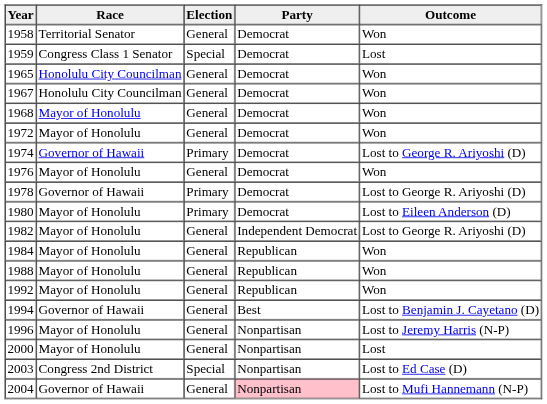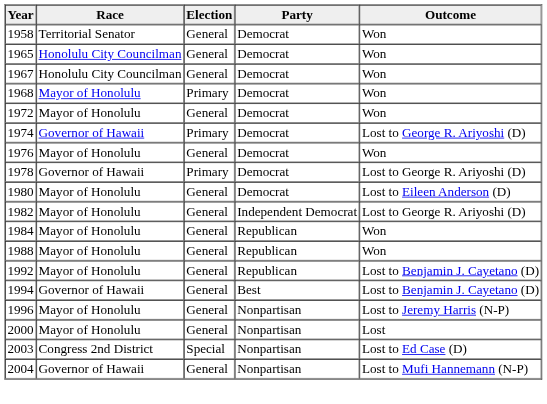- row: (21, 54)
(207, 113) General -> (207, 93) Primary
(207, 211) Primary -> (207, 191) General
(374, 290) Won -> (451, 270) Lost to Benjamin J. Cayetano (D)
(269, 388) pink background -> (269, 368) no background
